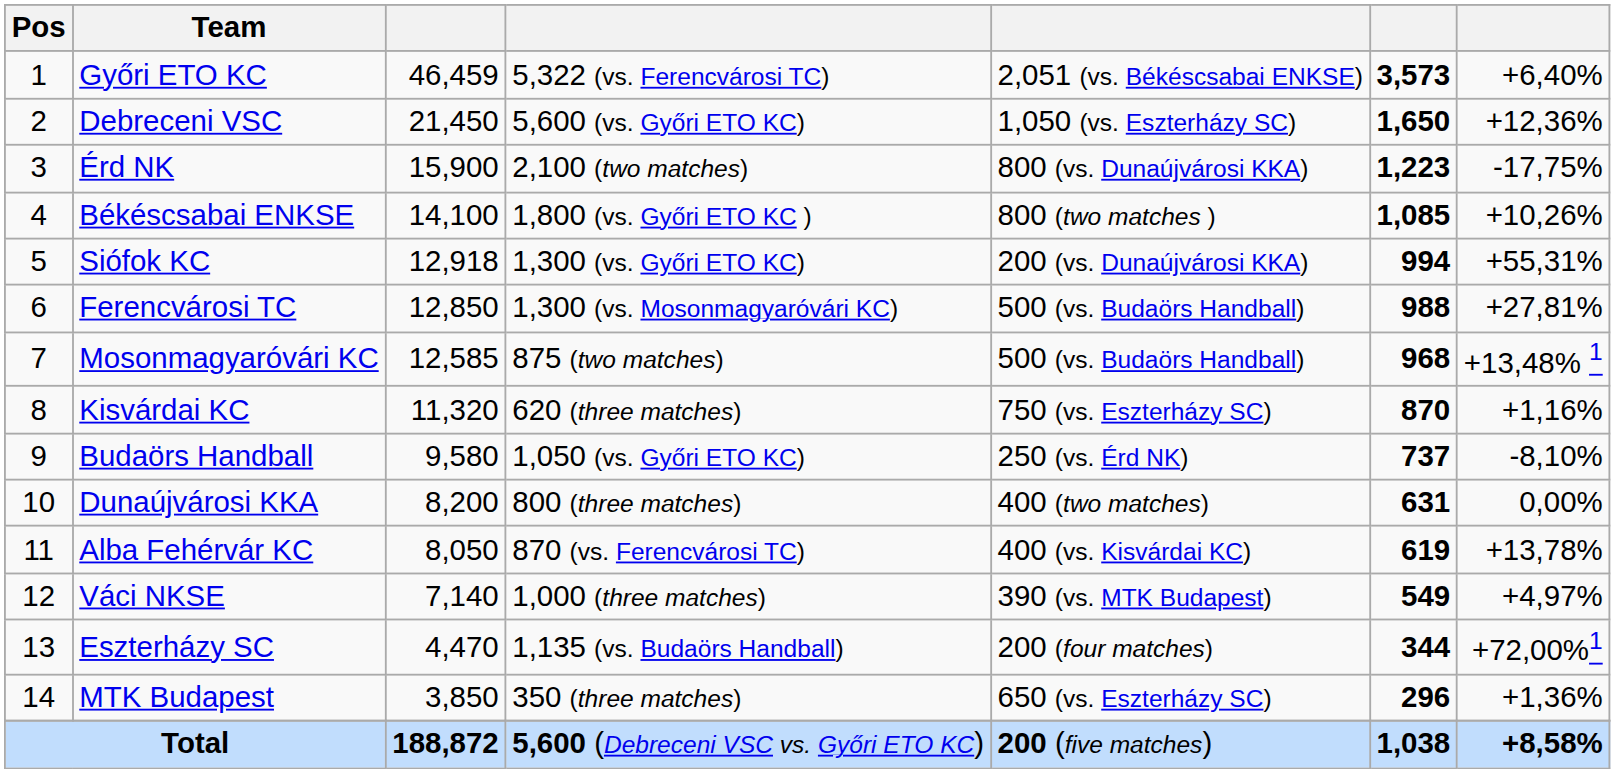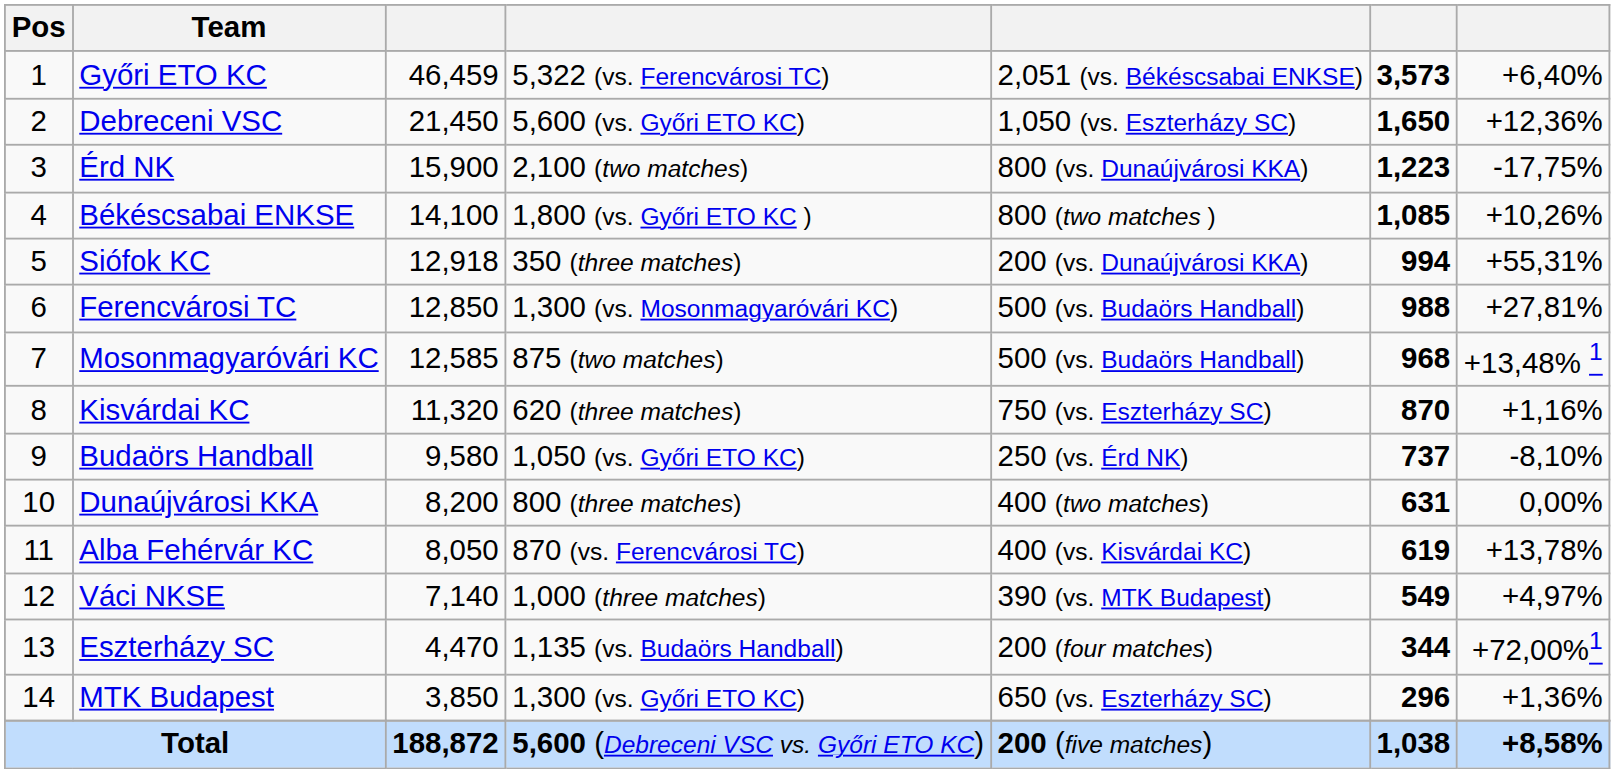(659, 261) 1,300 (vs. Győri ETO KC) -> (627, 261) 350 (three matches)
(627, 697) 350 (three matches) -> (659, 697) 1,300 (vs. Győri ETO KC)
